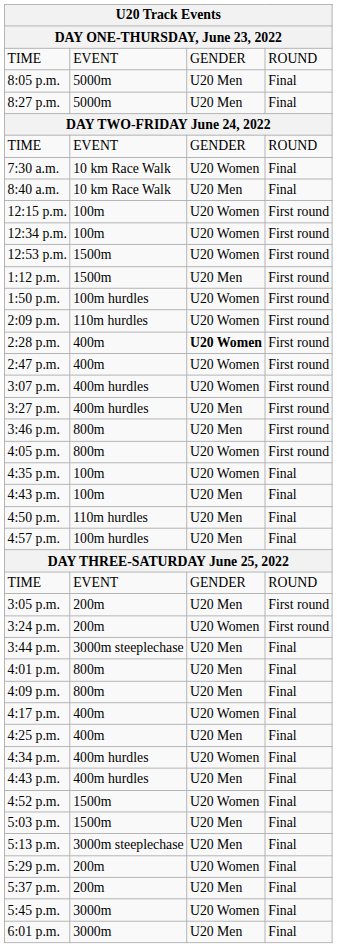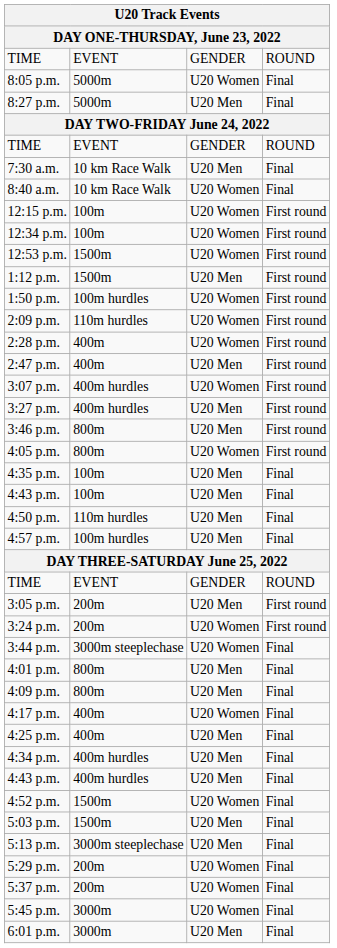(216, 80) U20 Men -> (225, 80) U20 Women
(225, 168) U20 Women -> (216, 168) U20 Men
(216, 189) U20 Men -> (225, 189) U20 Women
(226, 342) bold -> (225, 342) normal
(225, 364) U20 Women -> (216, 364) U20 Men
(225, 473) U20 Women -> (216, 473) U20 Men
(216, 648) U20 Men -> (225, 648) U20 Women
(225, 757) U20 Women -> (216, 757) U20 Men
(216, 888) U20 Men -> (225, 888) U20 Women
